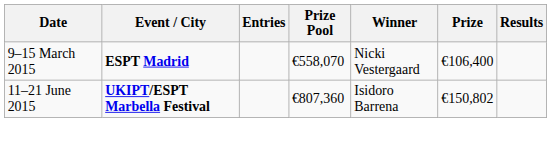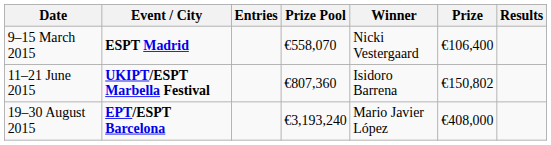+ row: (47, 120)
